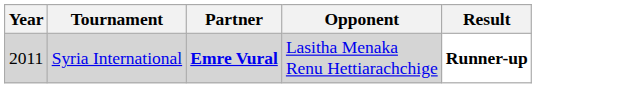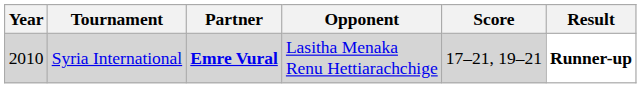+ column: (494, 19)
(26, 58) 2011 -> (26, 58) 2010
